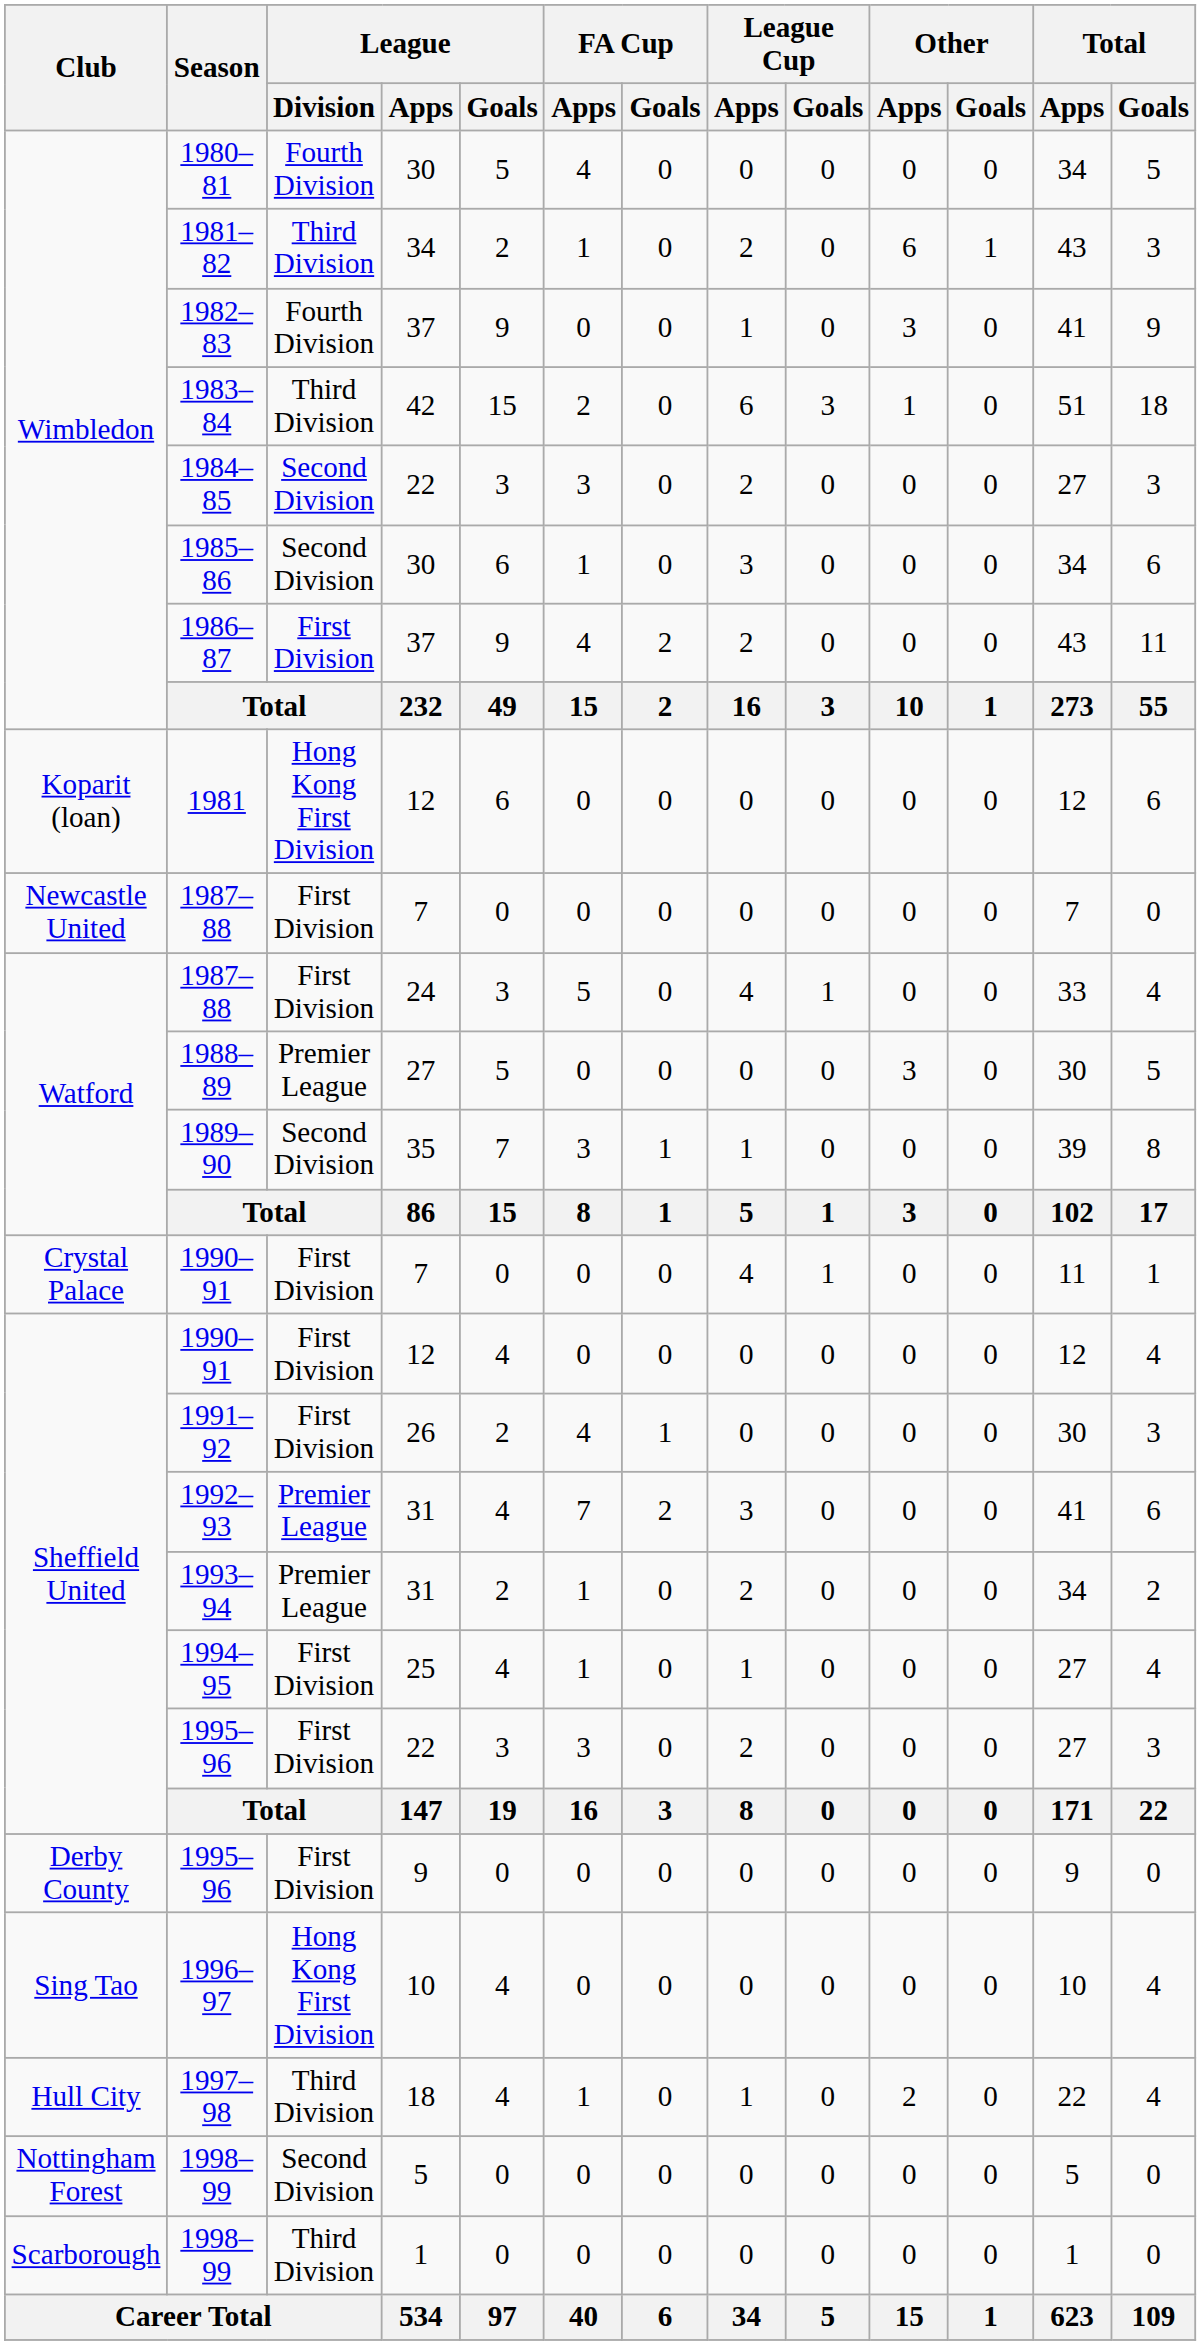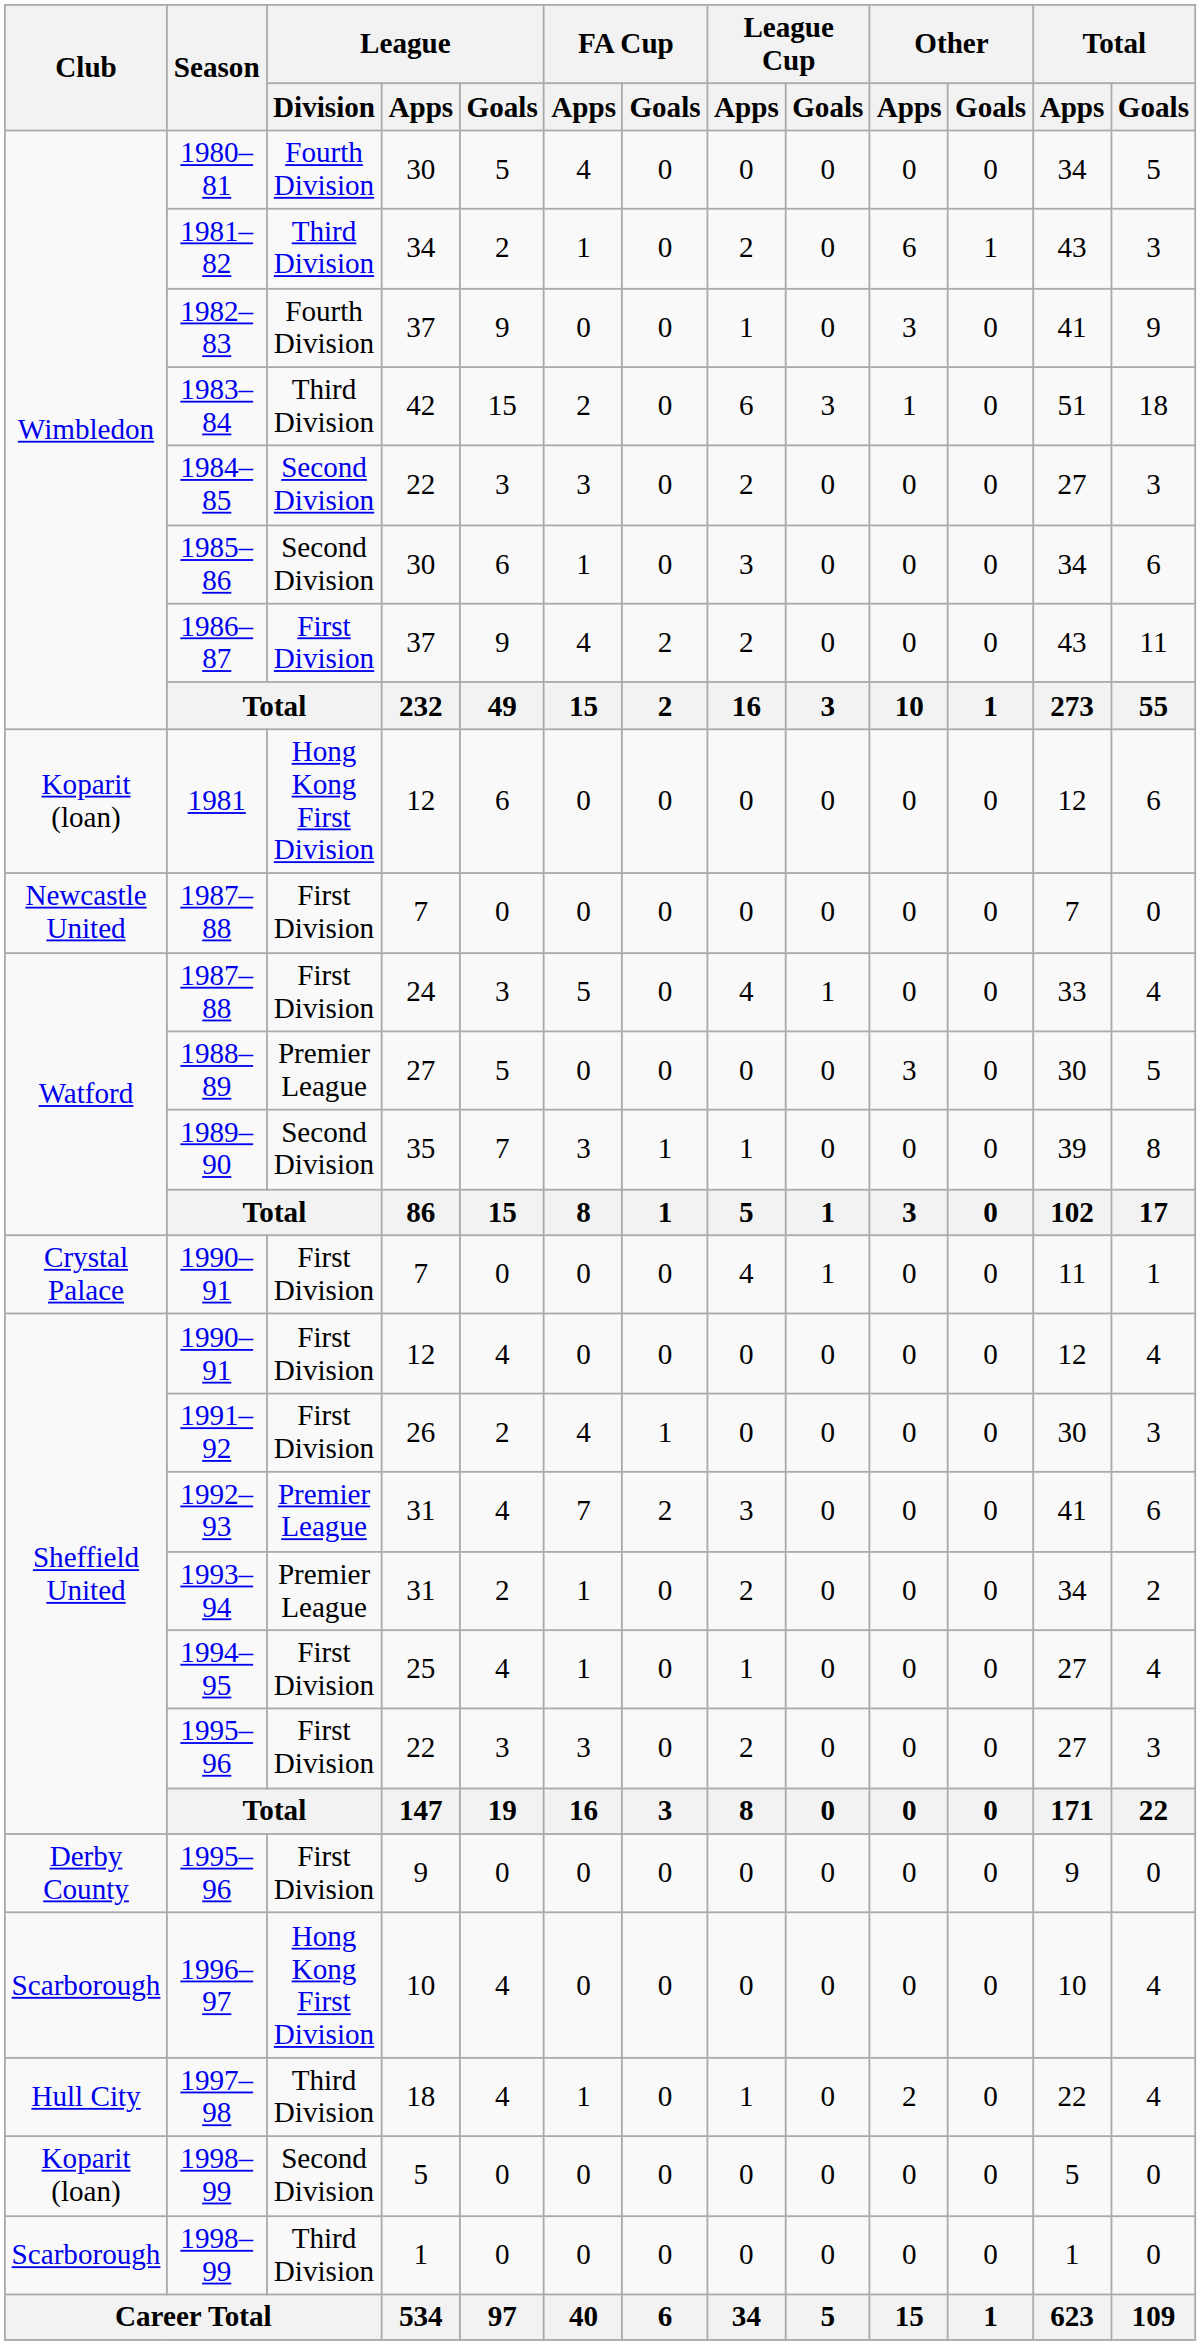(86, 1984) Sing Tao -> (86, 1984) Scarborough
(86, 2175) Nottingham Forest -> (86, 2175) Koparit (loan)
